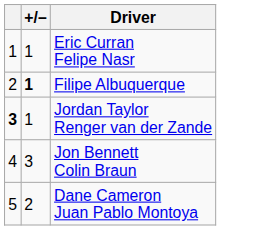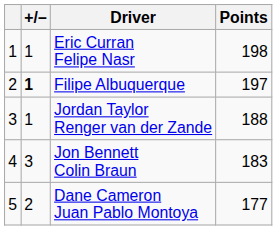+ column: (244, 17)
(13, 119) bold -> (13, 119) normal
